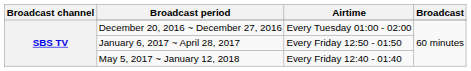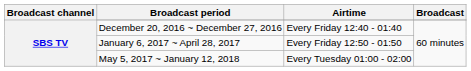(349, 28) Every Tuesday 01:00 - 02:00 -> (344, 28) Every Friday 12:40 - 01:40
(344, 59) Every Friday 12:40 - 01:40 -> (349, 59) Every Tuesday 01:00 - 02:00
